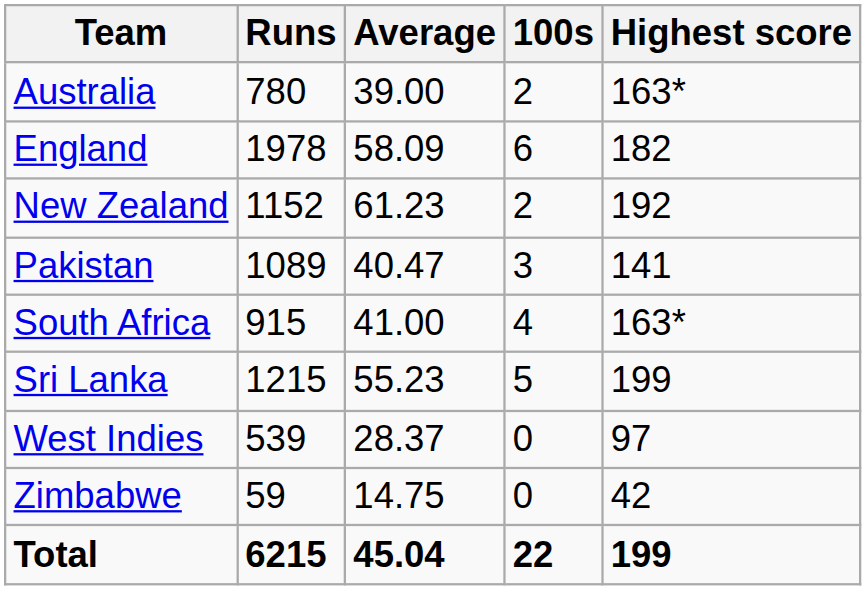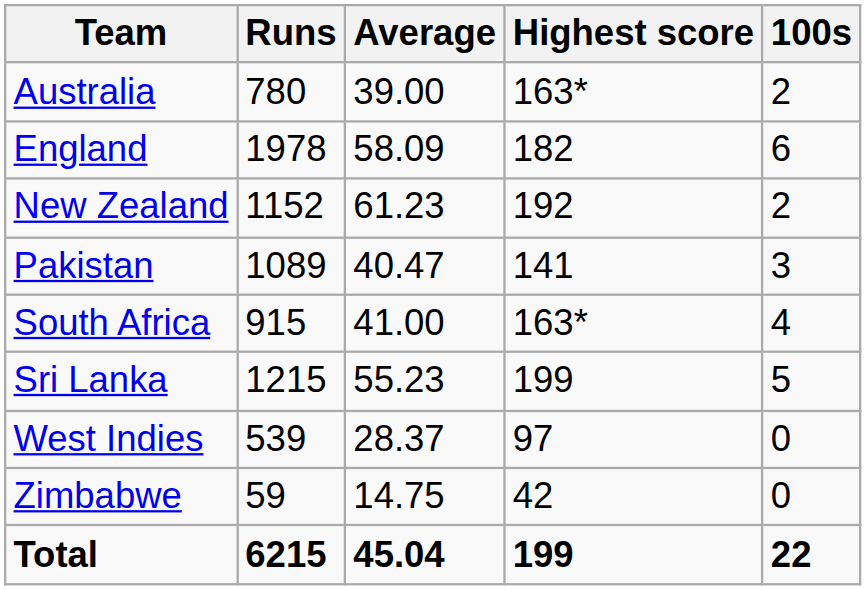columns swapped: (553, 33) <-> (731, 33)
